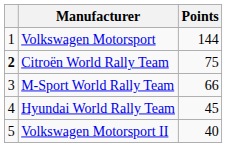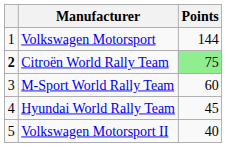(212, 62) no background -> (212, 62) lightgreen background
(212, 85) 66 -> (212, 85) 60
